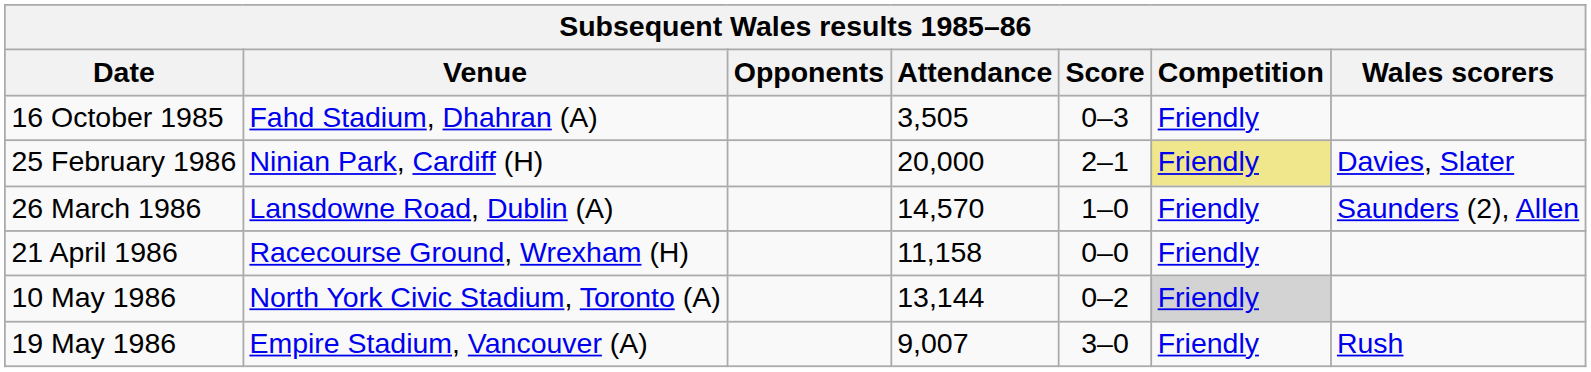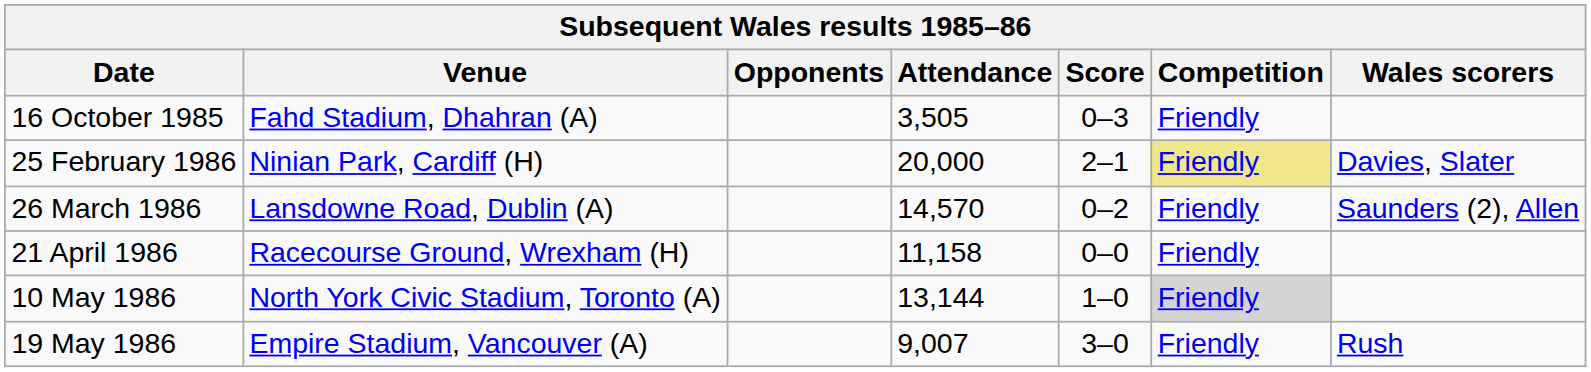(1105, 207) 1–0 -> (1105, 207) 0–2
(1105, 298) 0–2 -> (1105, 298) 1–0
